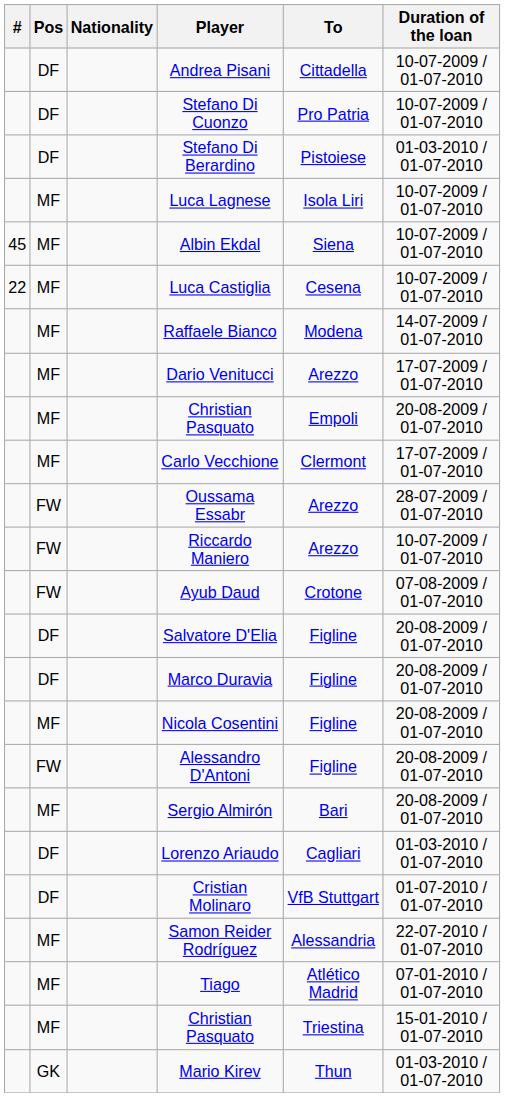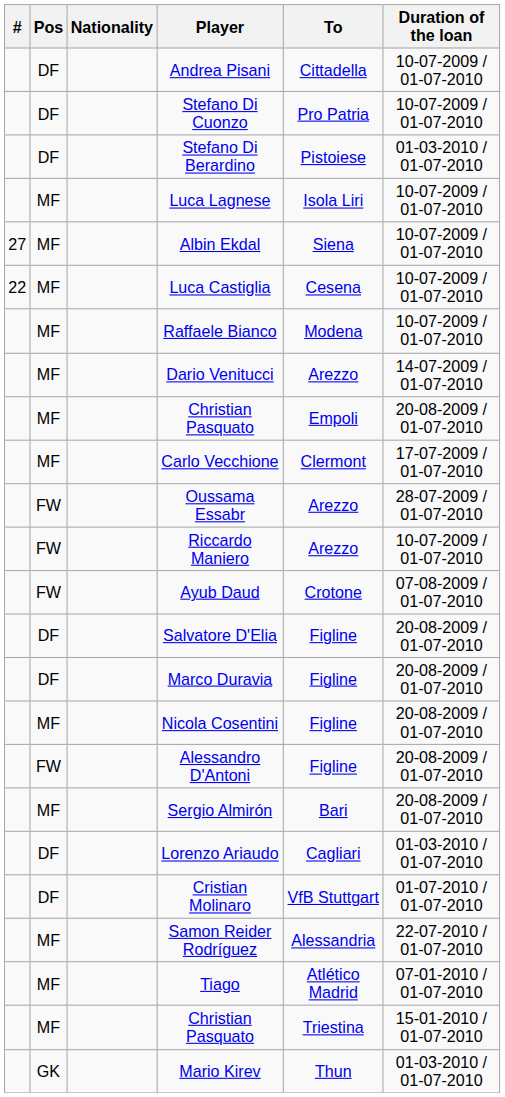(17, 244) 45 -> (17, 244) 27
(441, 331) 14-07-2009 / 01-07-2010 -> (441, 331) 10-07-2009 / 01-07-2010
(441, 375) 17-07-2009 / 01-07-2010 -> (441, 375) 14-07-2009 / 01-07-2010
